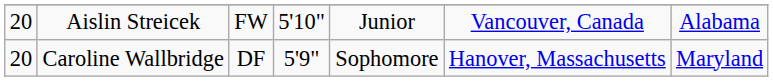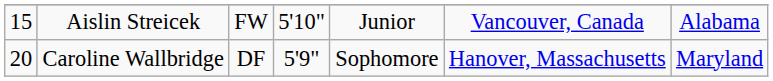(21, 22) 20 -> (21, 22) 15
